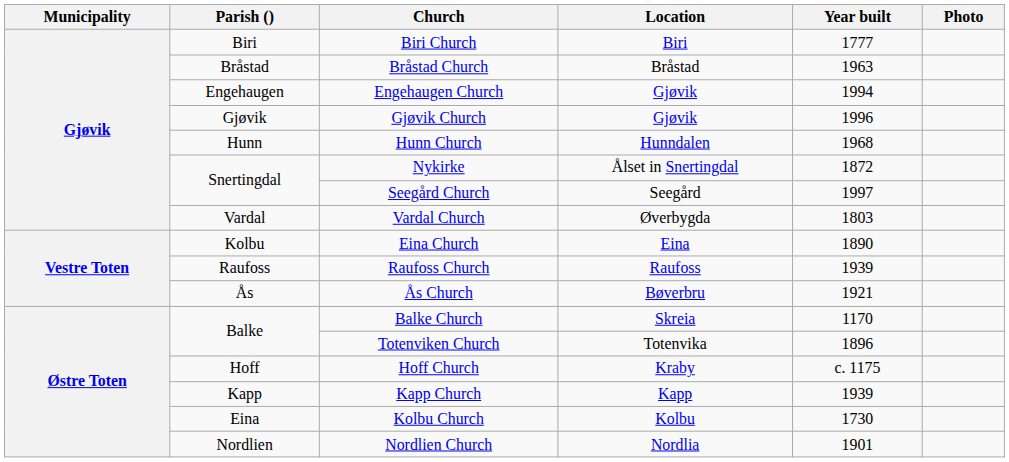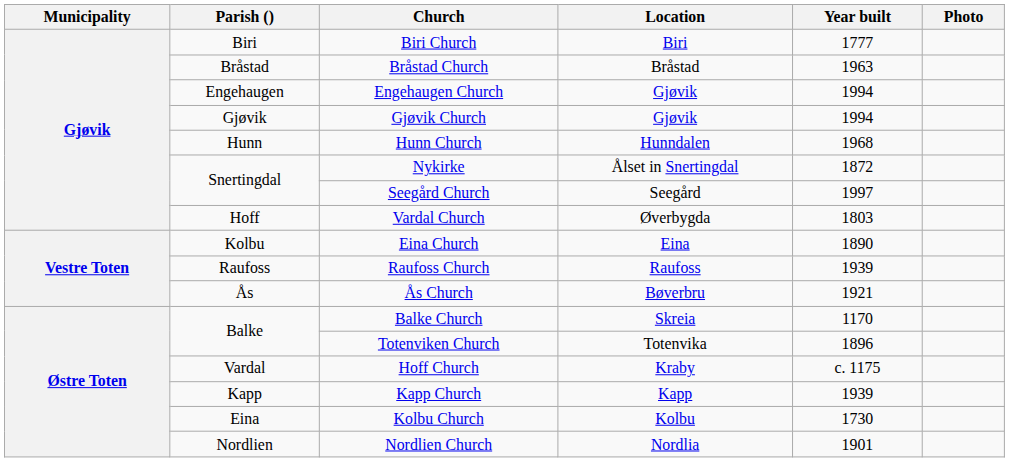(857, 117) 1996 -> (857, 117) 1994
(245, 218) Vardal -> (245, 218) Hoff
(245, 368) Hoff -> (245, 368) Vardal
